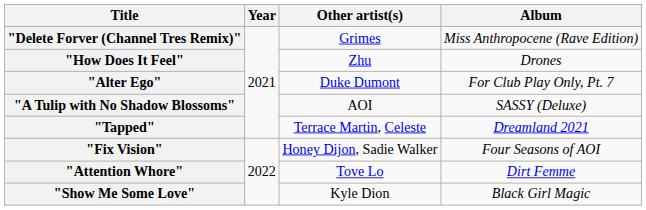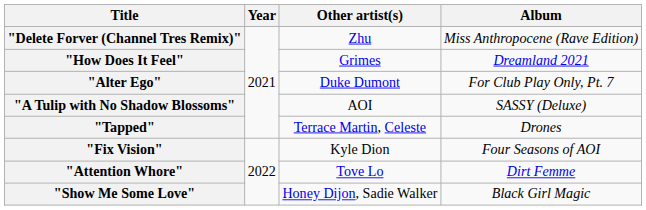(360, 37) Grimes -> (360, 37) Zhu
(360, 60) Zhu -> (360, 60) Grimes
(541, 60) Drones -> (541, 60) Dreamland 2021
(541, 127) Dreamland 2021 -> (541, 127) Drones
(360, 149) Honey Dijon, Sadie Walker -> (360, 149) Kyle Dion
(360, 194) Kyle Dion -> (360, 194) Honey Dijon, Sadie Walker
